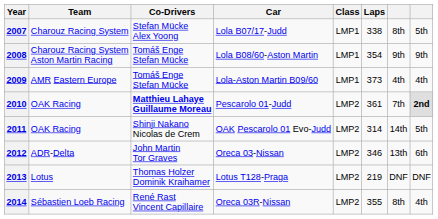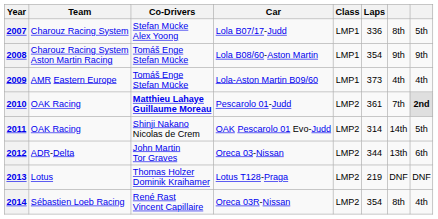(374, 31) 338 -> (374, 31) 336
(374, 153) 346 -> (374, 153) 344
(374, 202) 355 -> (374, 202) 354
